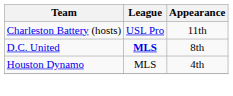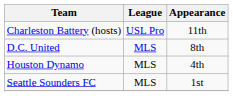(145, 47) bold -> (145, 47) normal
+ row: (51, 82)
